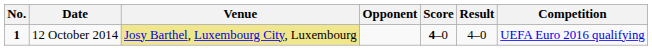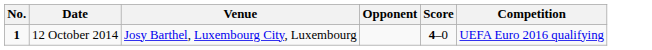- column: (477, 14)
(240, 34) khaki background -> (240, 34) no background
